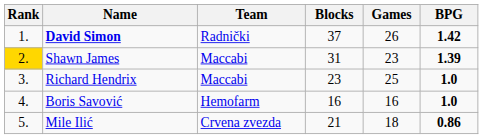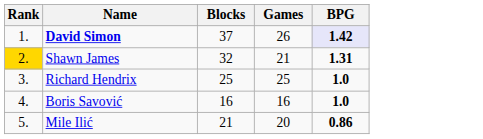- column: (252, 15)
(449, 36) no background -> (341, 36) lavender background
(334, 58) 31 -> (226, 58) 32
(392, 58) 23 -> (283, 58) 21
(449, 58) 1.39 -> (341, 58) 1.31
(334, 79) 23 -> (226, 79) 25
(392, 123) 18 -> (283, 123) 20
